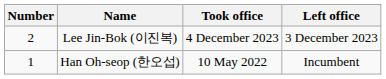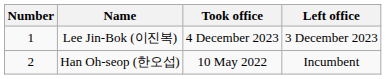(31, 38) 2 -> (31, 38) 1
(31, 62) 1 -> (31, 62) 2
